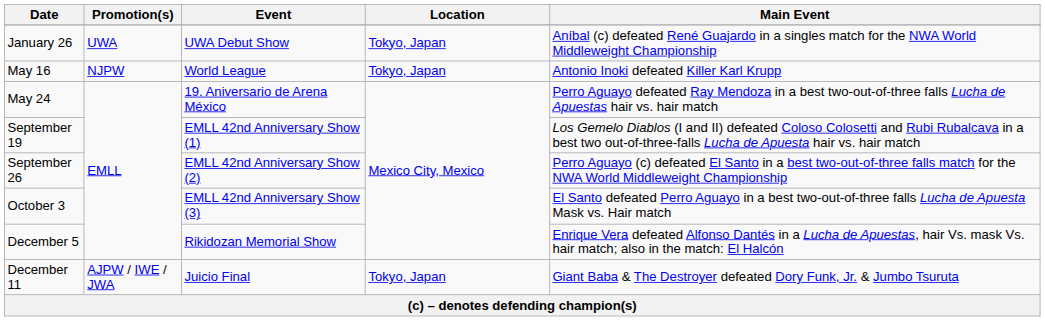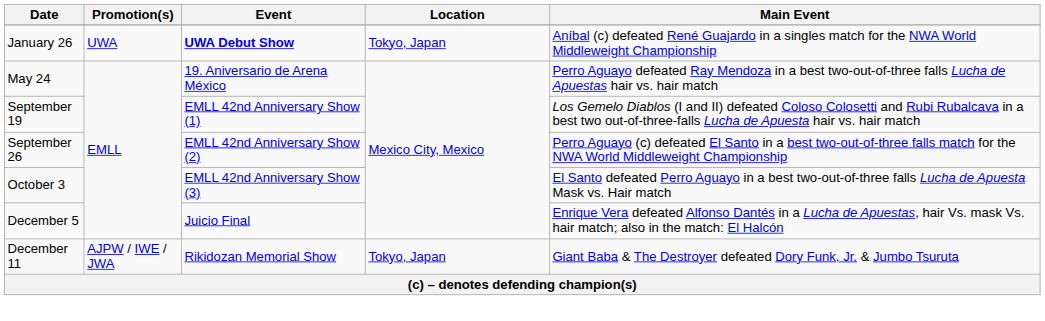(237, 43) normal -> (239, 43) bold
- row: (29, 71)
(260, 241) Rikidozan Memorial Show -> (217, 220) Juicio Final
(217, 277) Juicio Final -> (260, 256) Rikidozan Memorial Show
